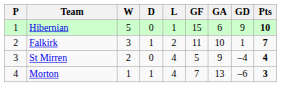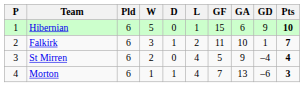+ column: (128, 12)
